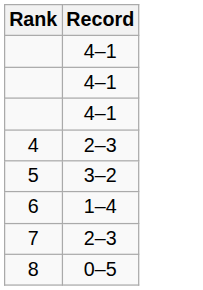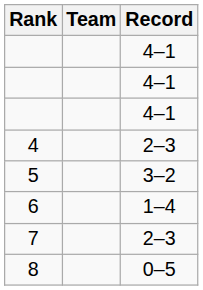+ column: (91, 20)
